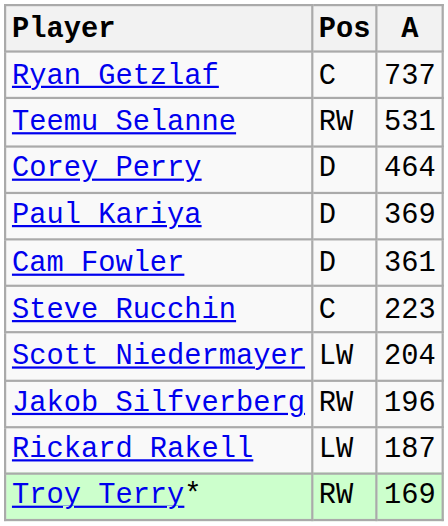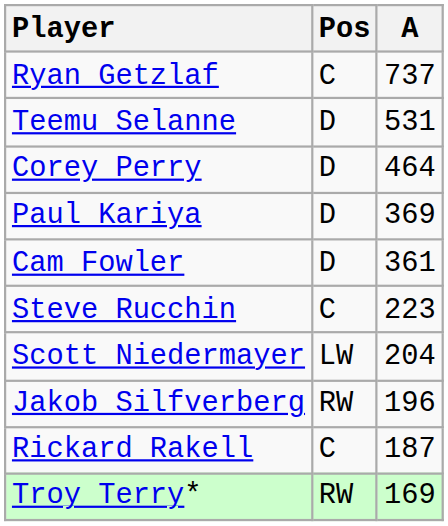(336, 122) RW -> (327, 122) D
(336, 450) LW -> (327, 450) C
